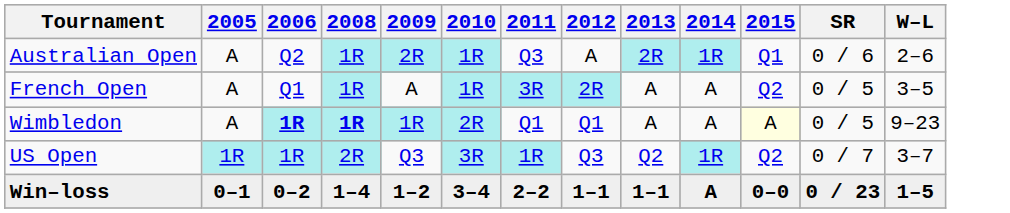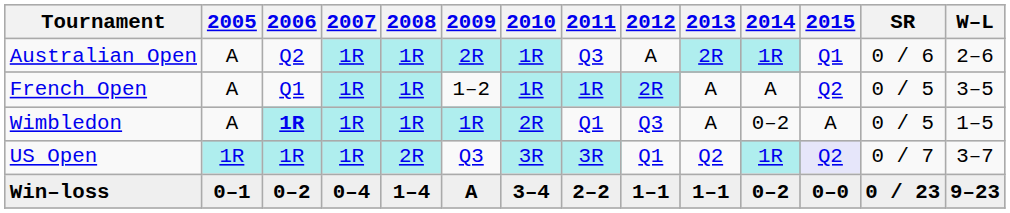+ column: (352, 22)
(411, 90) A -> (471, 90) 1–2
(531, 90) 3R -> (591, 90) 1R
(352, 123) bold -> (411, 123) normal
(591, 123) Q1 -> (651, 123) Q3
(711, 123) A -> (771, 123) 0–2
(771, 123) lightyellow background -> (830, 123) no background
(915, 123) 9–23 -> (975, 123) 1–5
(531, 157) 1R -> (591, 157) 3R
(591, 157) Q3 -> (651, 157) Q1
(771, 157) no background -> (830, 157) lavender background
(411, 191) 1–2 -> (471, 191) A
(711, 191) A -> (771, 191) 0–2
(915, 191) 1–5 -> (975, 191) 9–23
